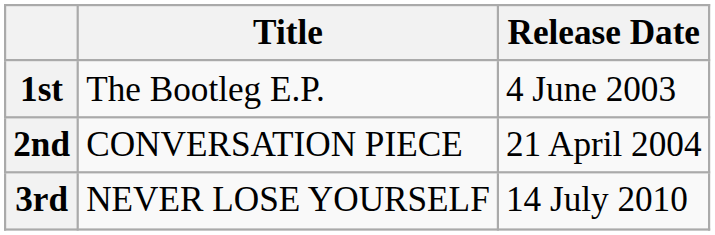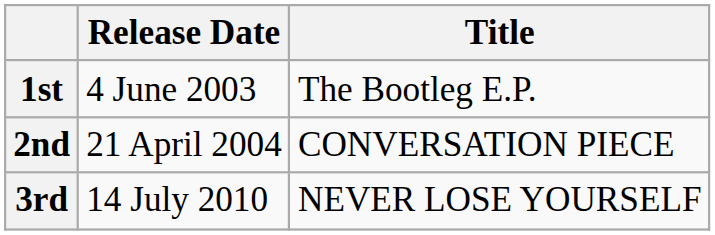columns swapped: (604, 32) <-> (288, 32)
